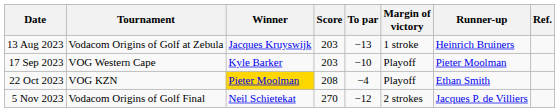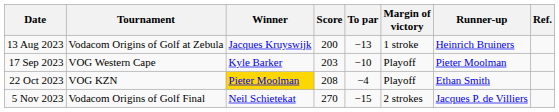(330, 44) 203 -> (330, 44) 200
(363, 98) −12 -> (363, 98) −15
